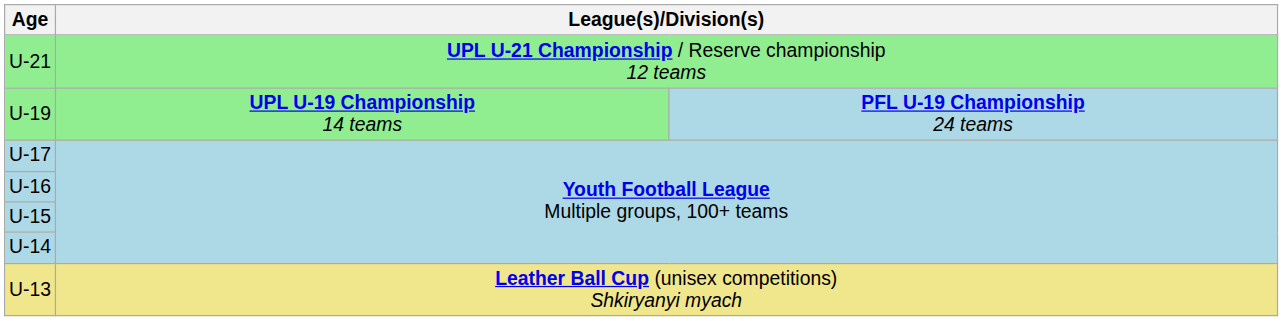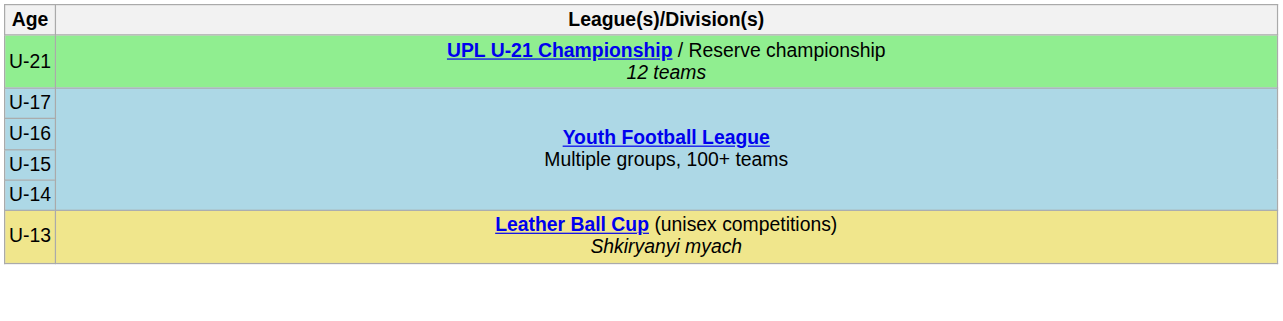- row: (30, 113)
